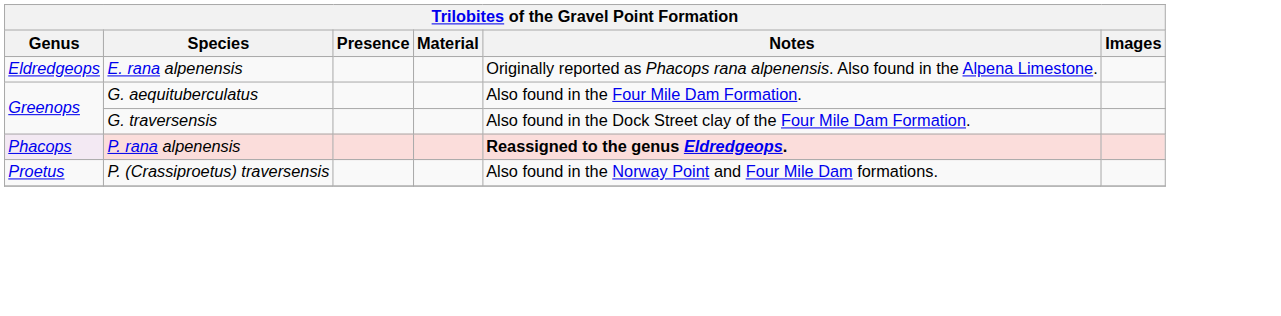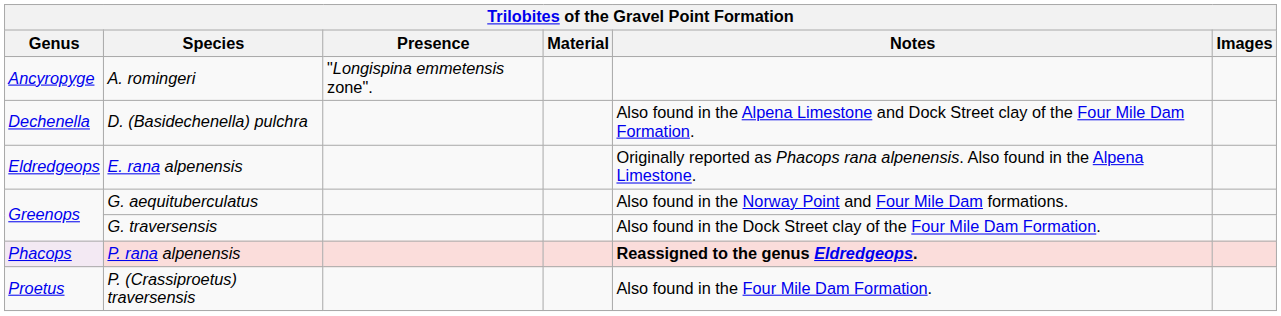+ row: (151, 78)
+ row: (208, 122)
(644, 95) Also found in the Four Mile Dam Formation. -> (842, 201) Also found in the Norway Point and Four Mile Dam formations.
(712, 172) Also found in the Norway Point and Four Mile Dam formations. -> (774, 288) Also found in the Four Mile Dam Formation.
